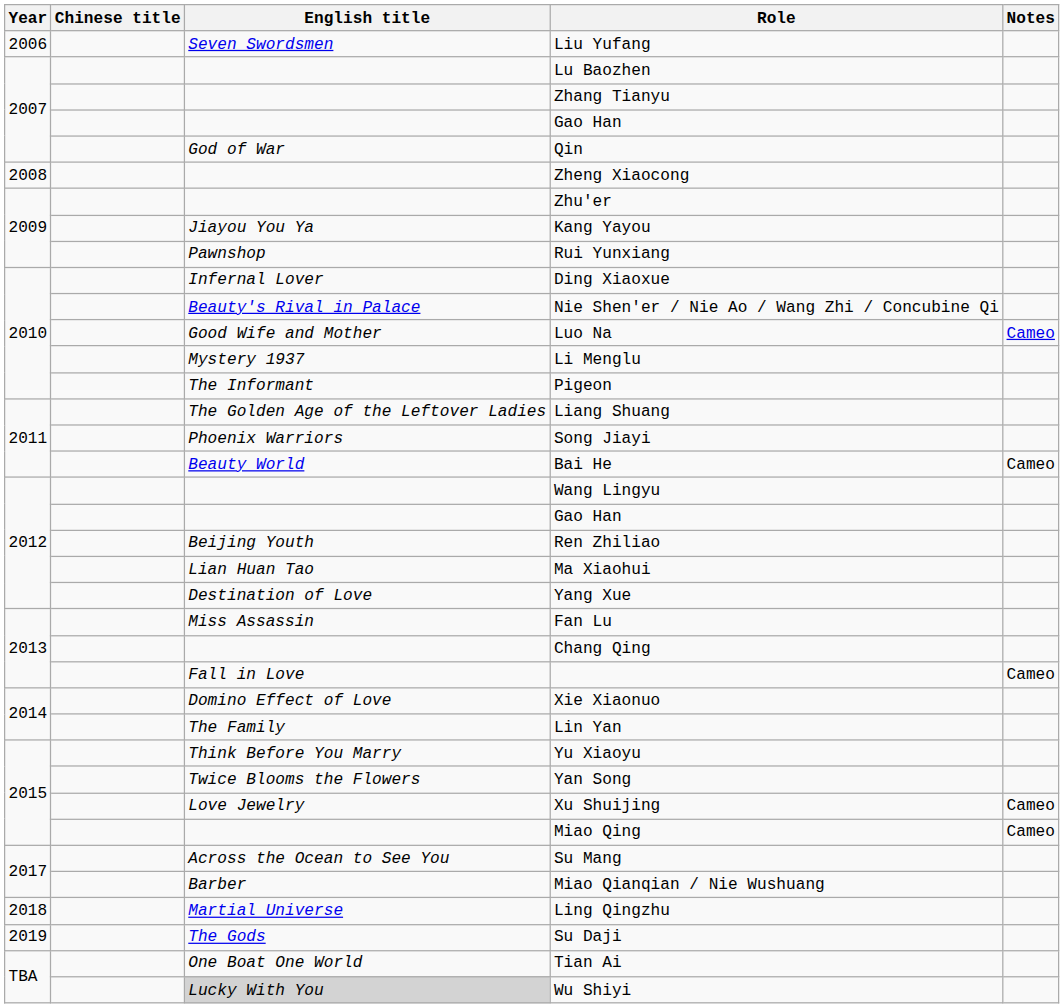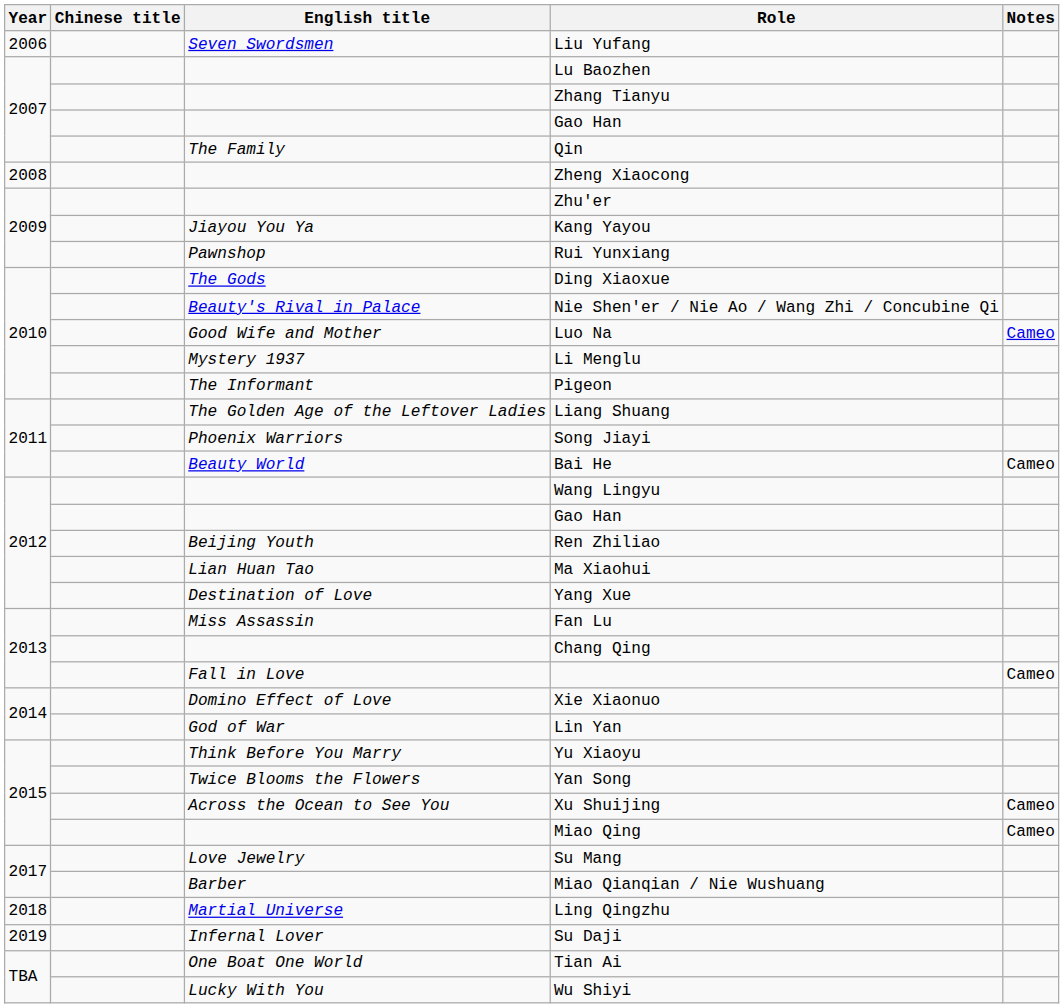(237, 149) God of War -> (237, 149) The Family
(256, 280) Infernal Lover -> (227, 280) The Gods
(237, 727) The Family -> (237, 727) God of War
(246, 806) Love Jewelry -> (319, 806) Across the Ocean to See You
(319, 858) Across the Ocean to See You -> (246, 858) Love Jewelry
(227, 937) The Gods -> (256, 937) Infernal Lover
(256, 990) lightgrey background -> (256, 990) no background
